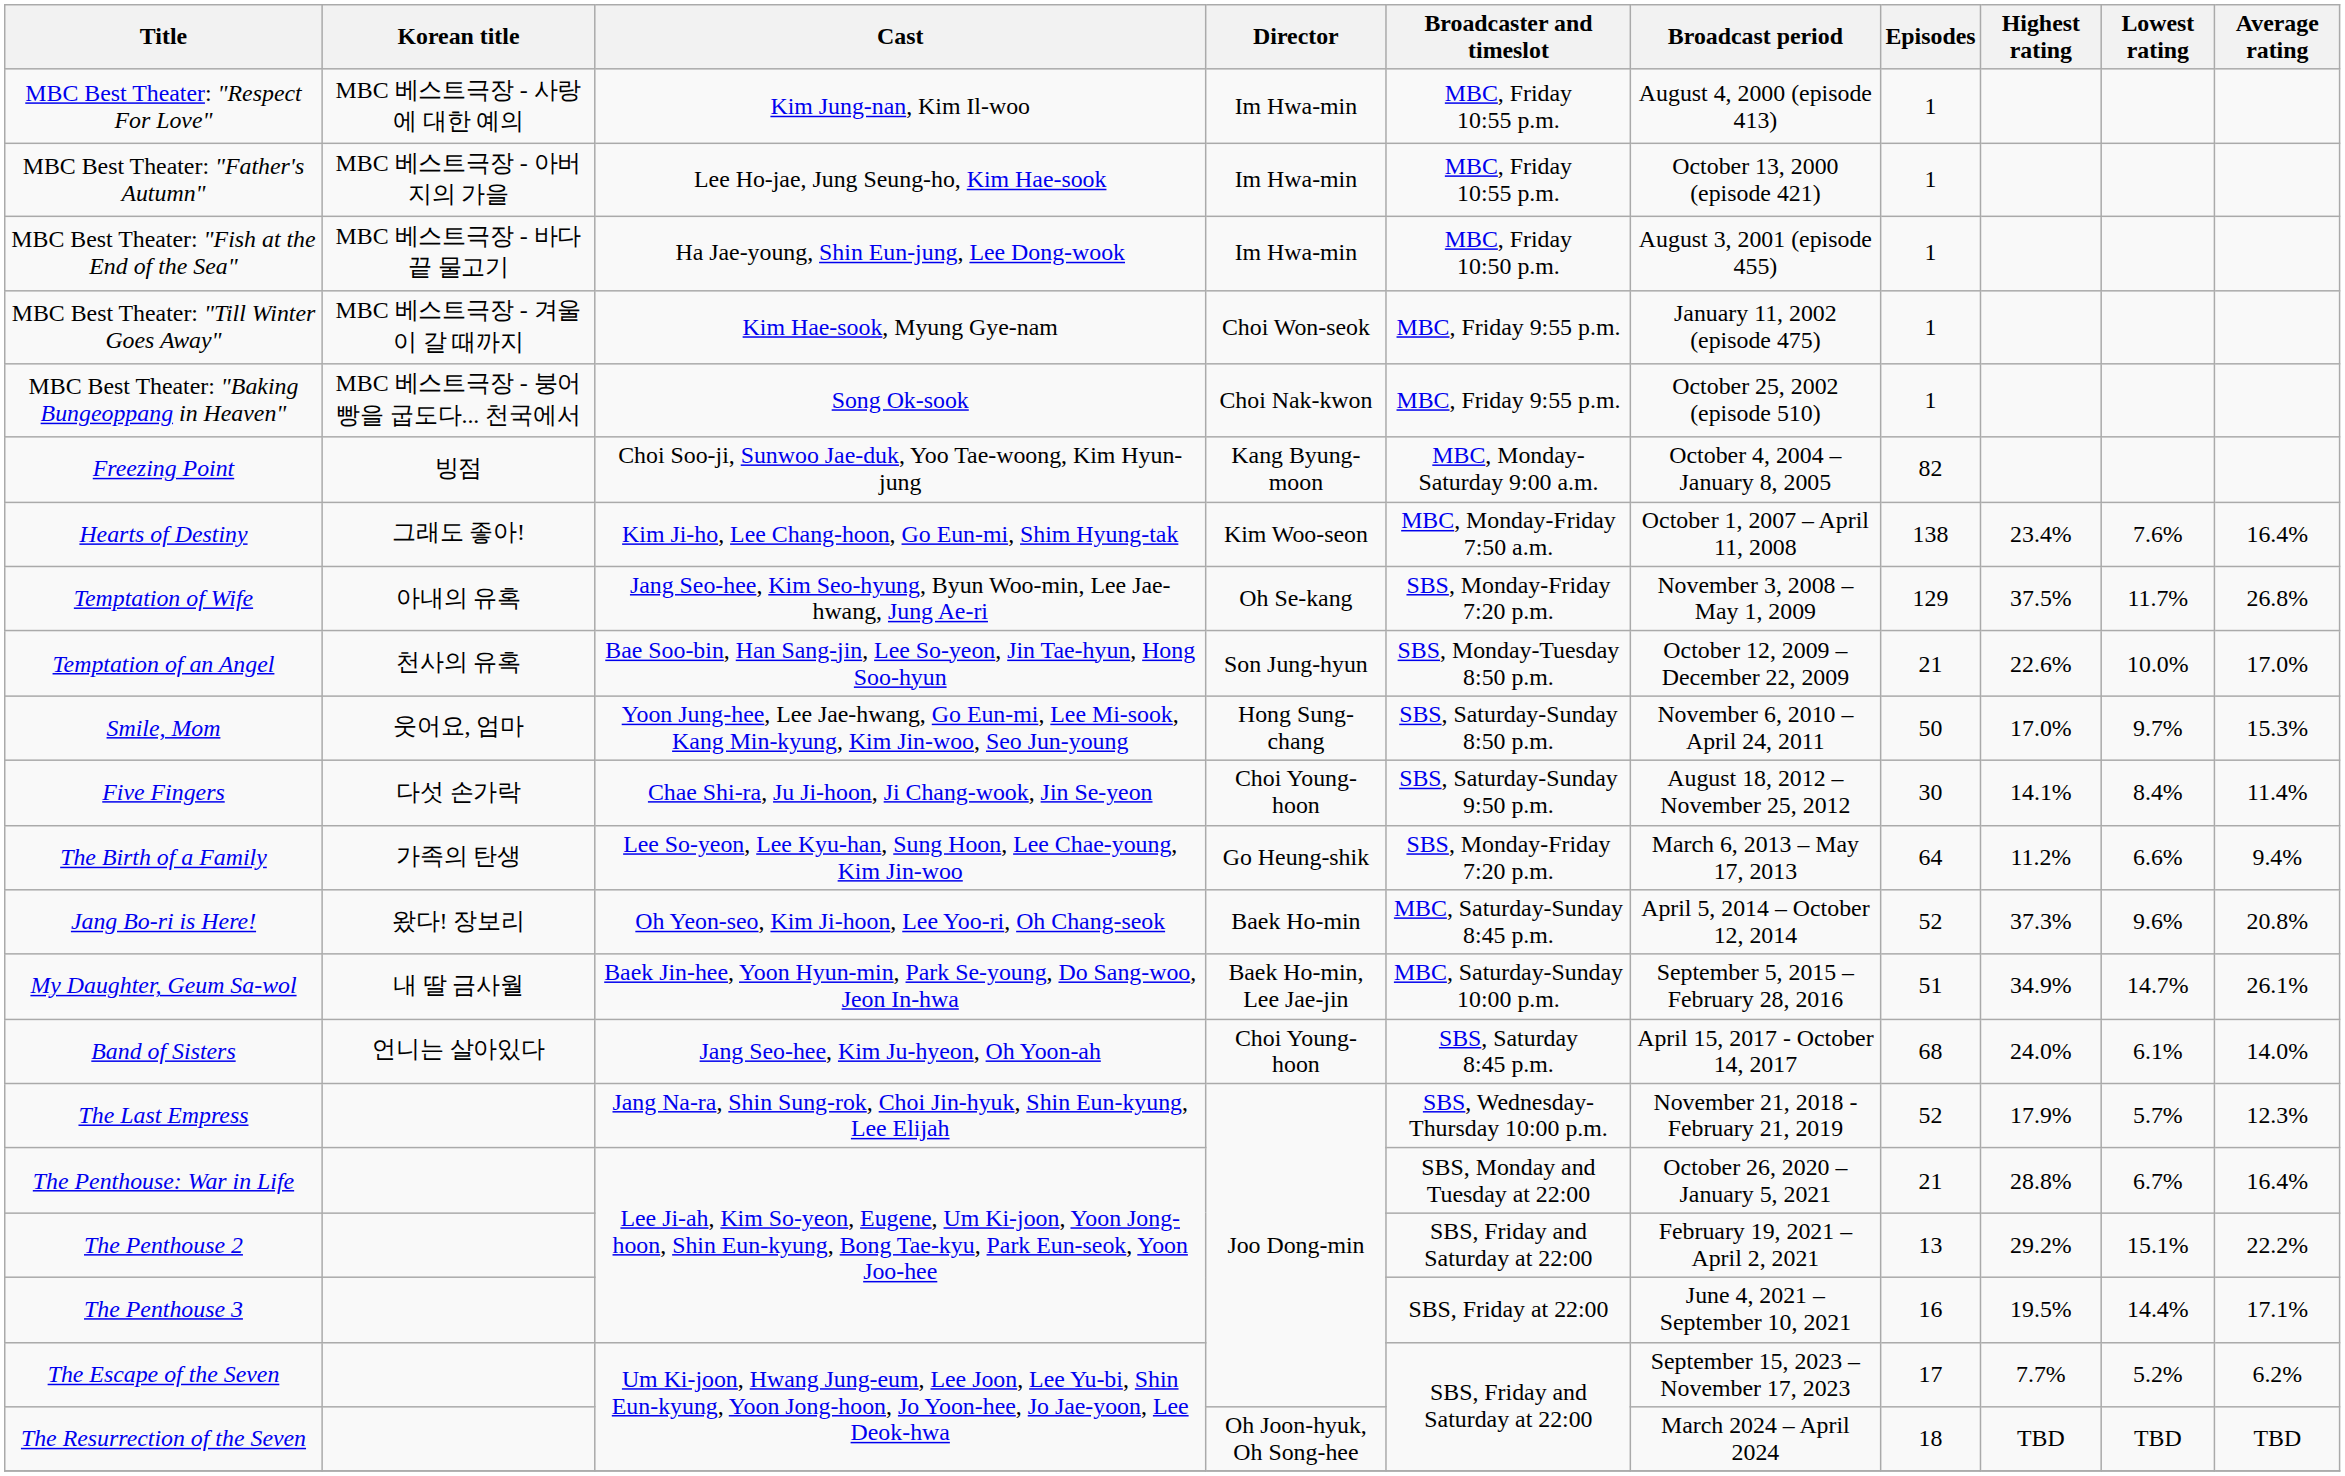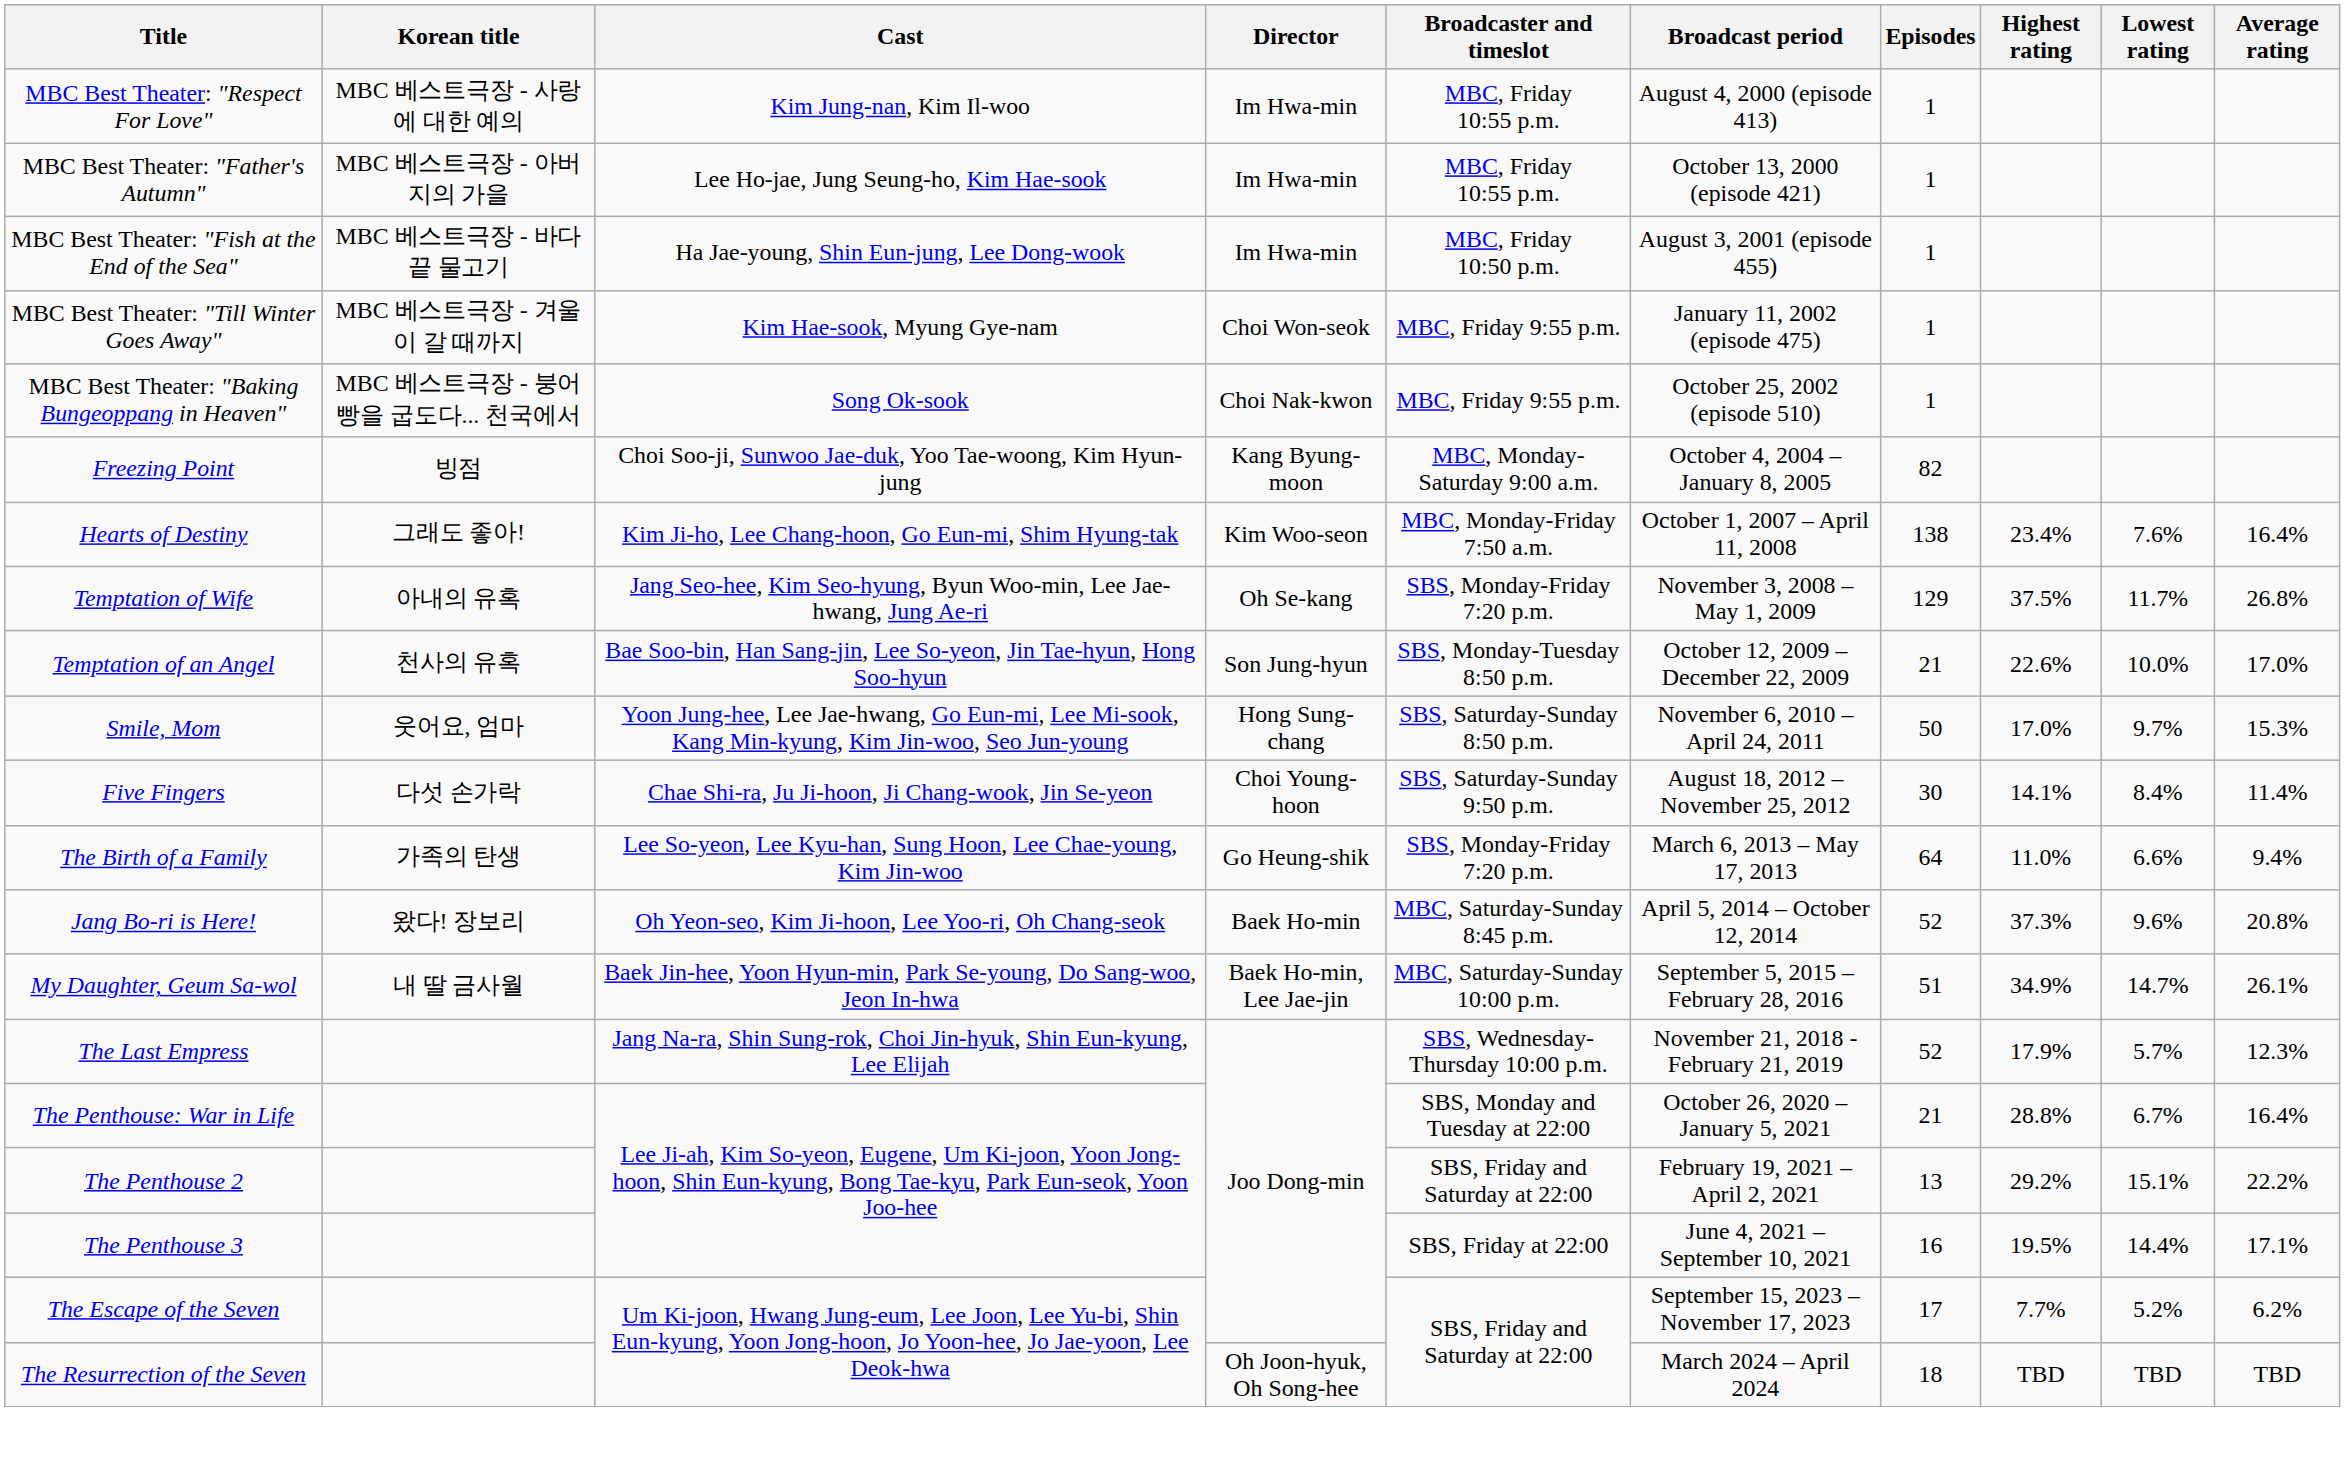(2041, 857) 11.2% -> (2041, 857) 11.0%
- row: (163, 1050)
